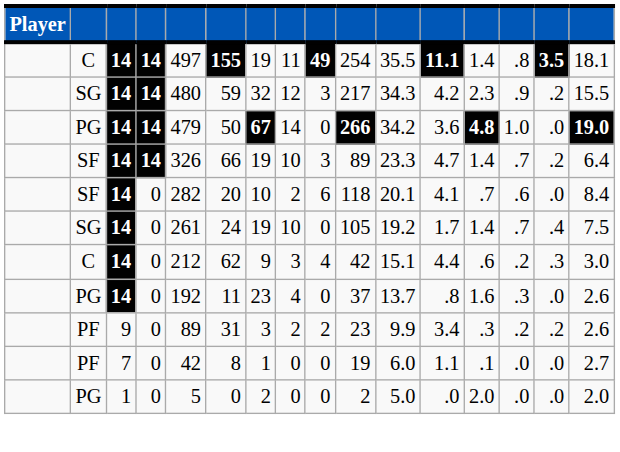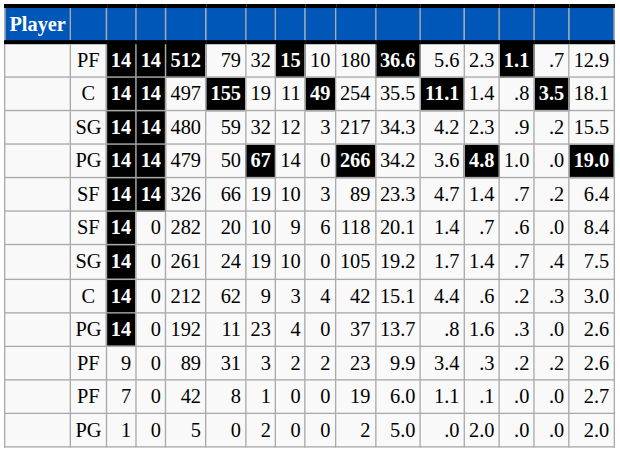+ row: (88, 60)
(296, 194) 2 -> (296, 228) 9
(447, 194) 4.1 -> (447, 228) 1.4
